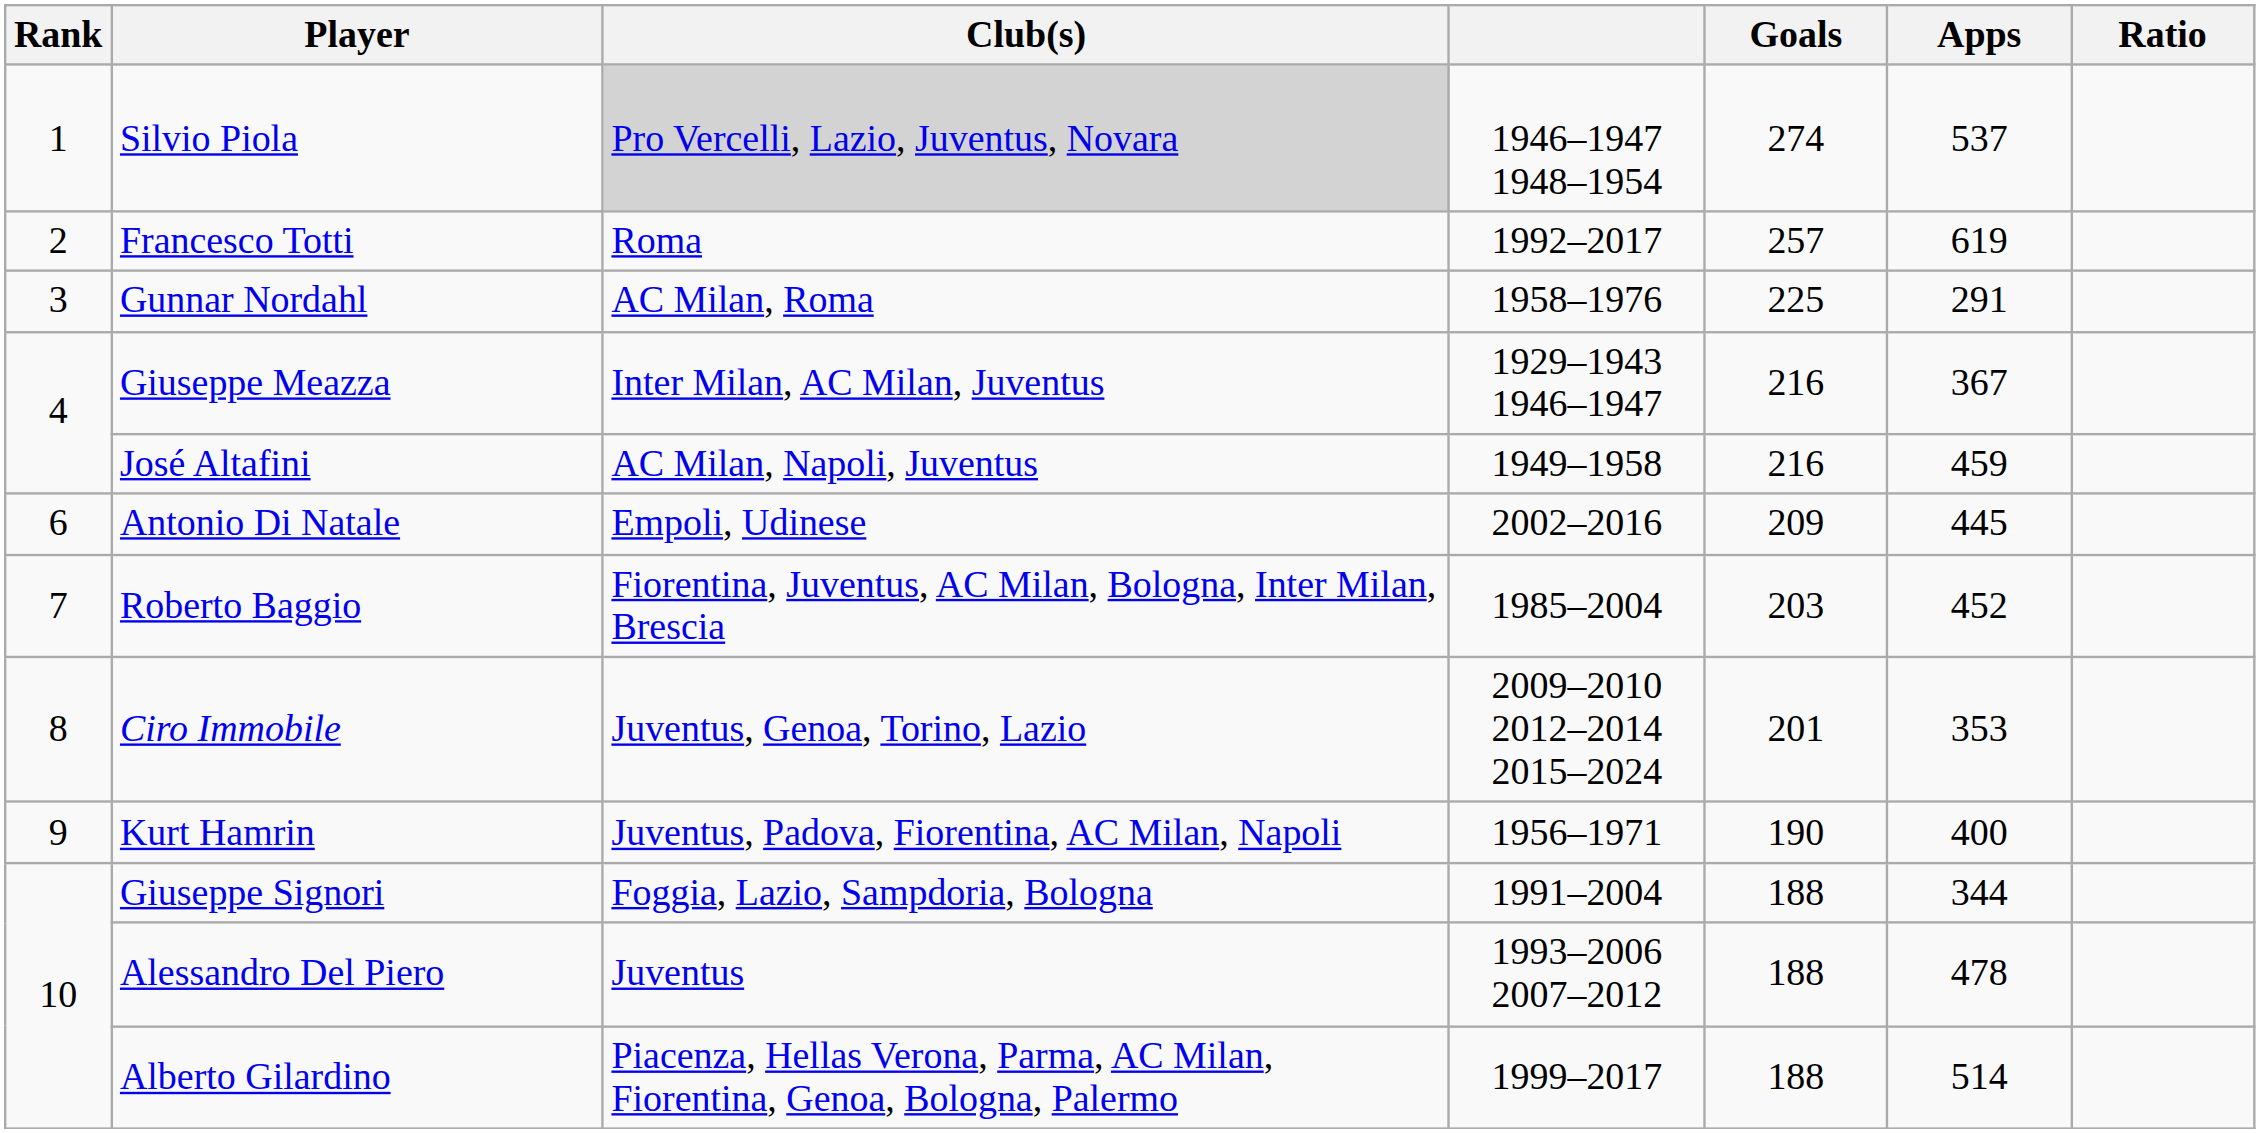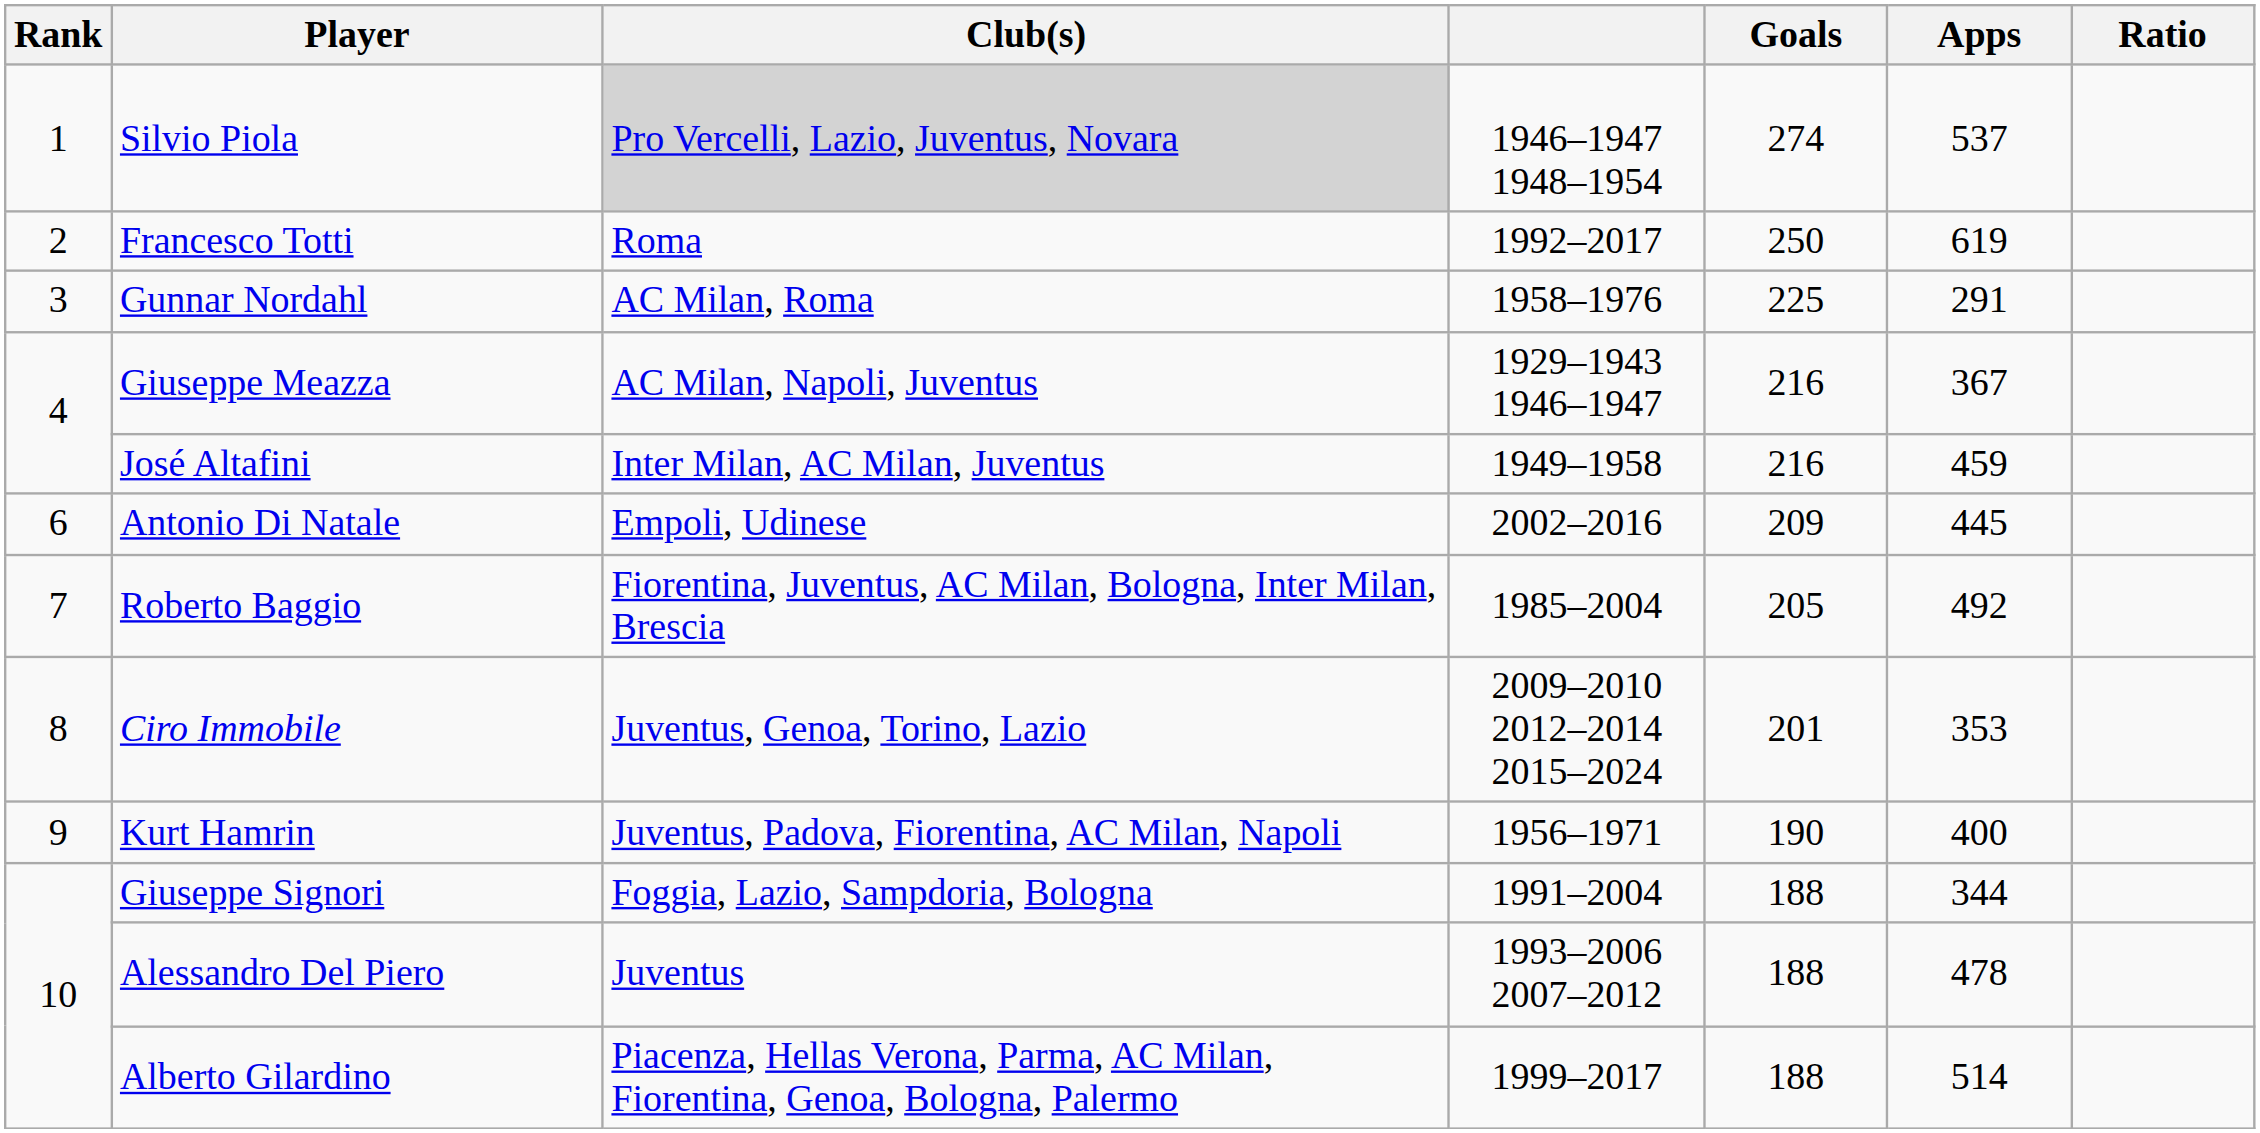(1796, 240) 257 -> (1796, 240) 250
(858, 381) Inter Milan, AC Milan, Juventus -> (825, 381) AC Milan, Napoli, Juventus
(825, 463) AC Milan, Napoli, Juventus -> (858, 463) Inter Milan, AC Milan, Juventus
(1796, 604) 203 -> (1796, 604) 205
(1979, 604) 452 -> (1979, 604) 492
